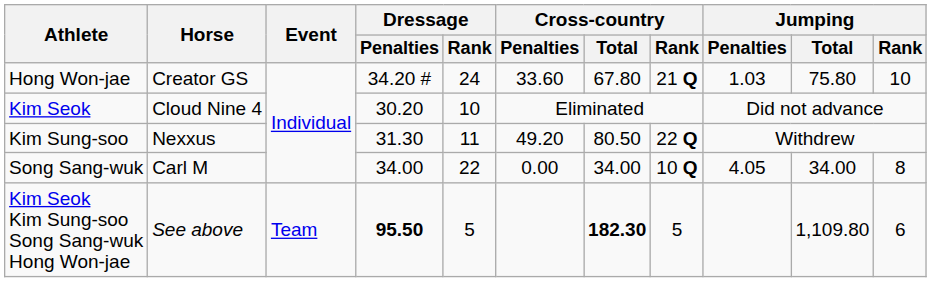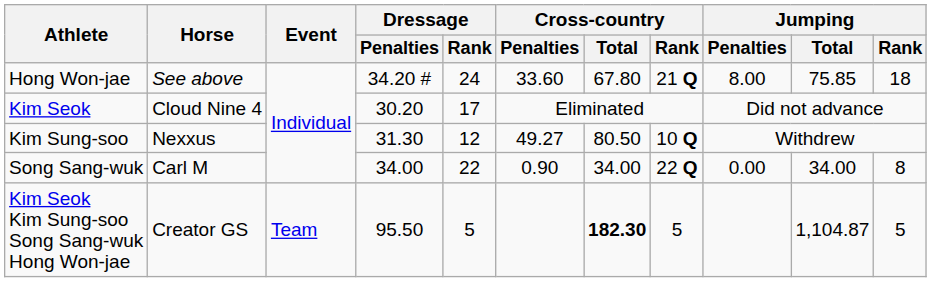(200, 78) Creator GS -> (198, 78) See above
(747, 78) 1.03 -> (747, 78) 8.00
(832, 78) 75.80 -> (832, 78) 75.85
(900, 78) 10 -> (900, 78) 18
(470, 108) 10 -> (470, 108) 17
(470, 138) 11 -> (470, 138) 12
(540, 138) 49.20 -> (540, 138) 49.27
(677, 138) 22 Q -> (677, 138) 10 Q
(540, 169) 0.00 -> (540, 169) 0.90
(677, 169) 10 Q -> (677, 169) 22 Q
(747, 169) 4.05 -> (747, 169) 0.00
(198, 230) See above -> (200, 230) Creator GS
(399, 230) bold -> (399, 230) normal
(832, 230) 1,109.80 -> (832, 230) 1,104.87
(900, 230) 6 -> (900, 230) 5
